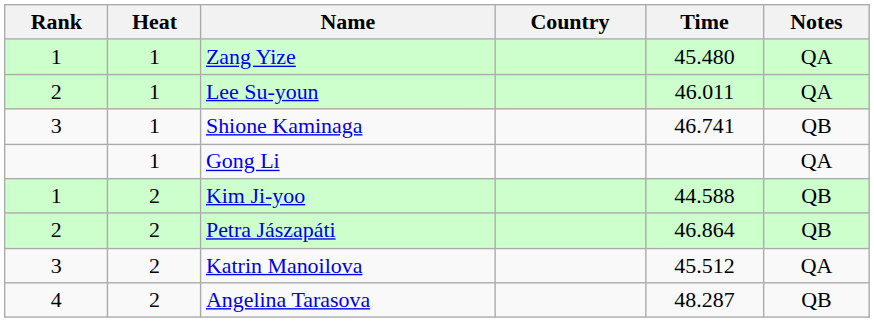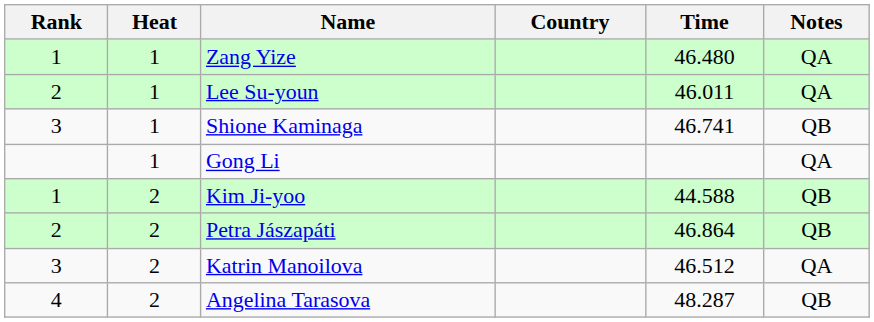(704, 56) 45.480 -> (704, 56) 46.480
(704, 265) 45.512 -> (704, 265) 46.512
